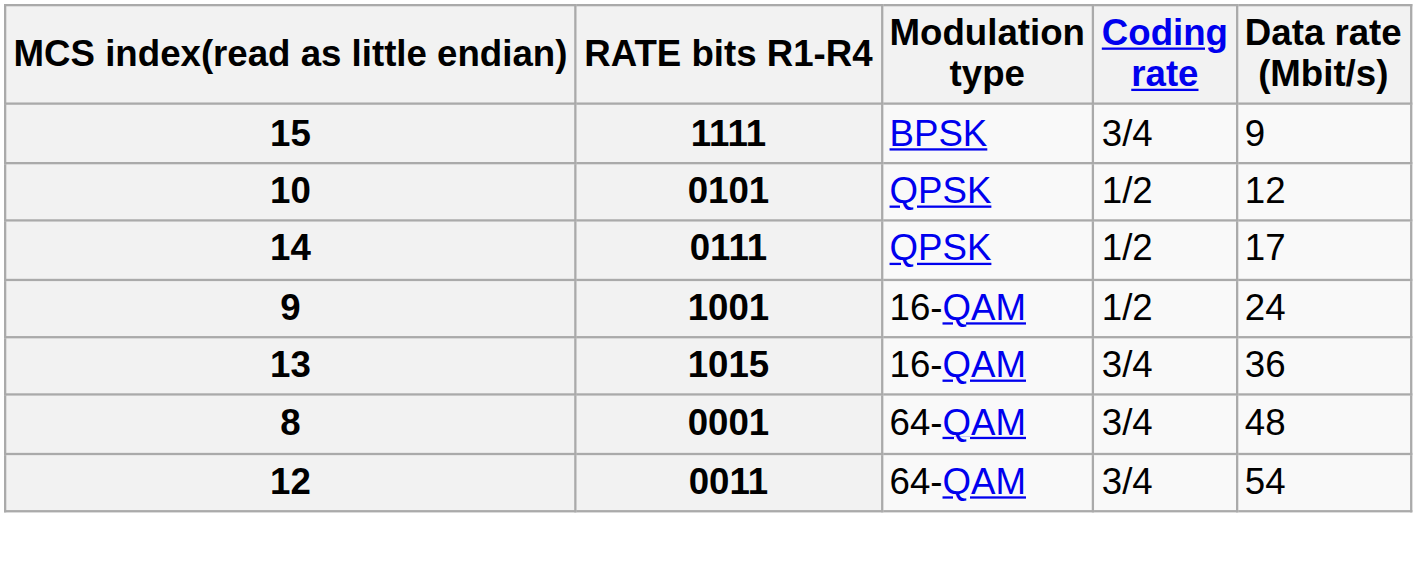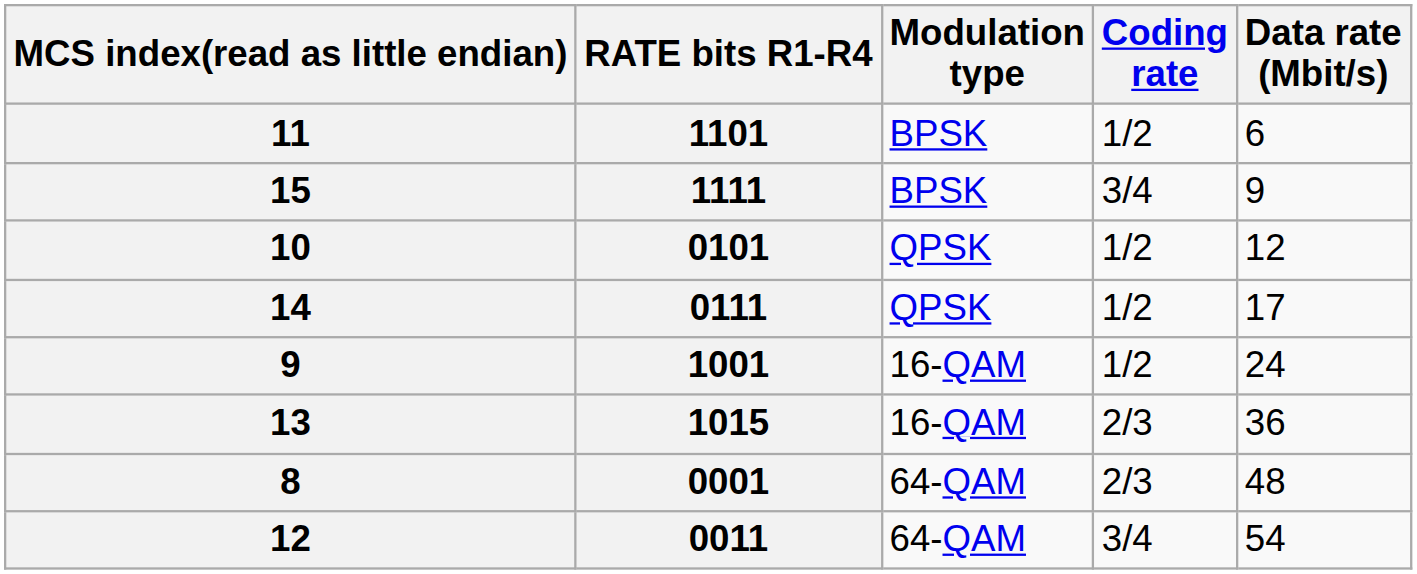+ row: (290, 132)
(1127, 365) 3/4 -> (1127, 423) 2/3
(1127, 423) 3/4 -> (1127, 481) 2/3
